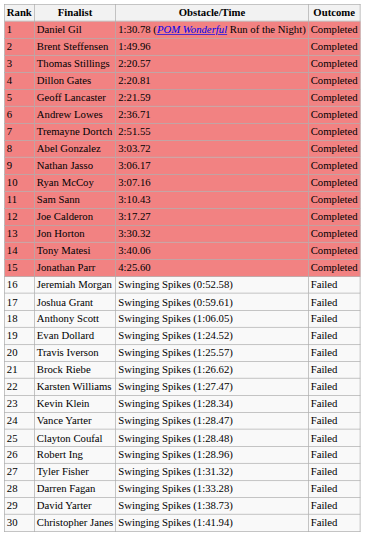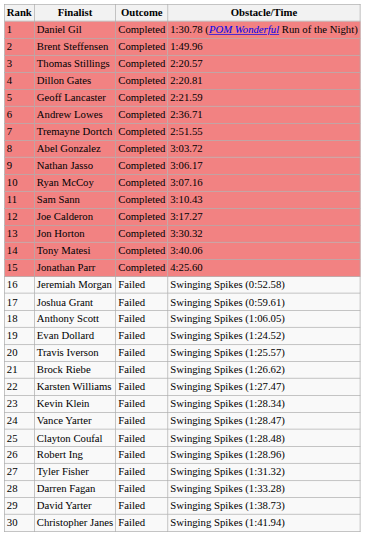columns swapped: (334, 13) <-> (212, 13)
